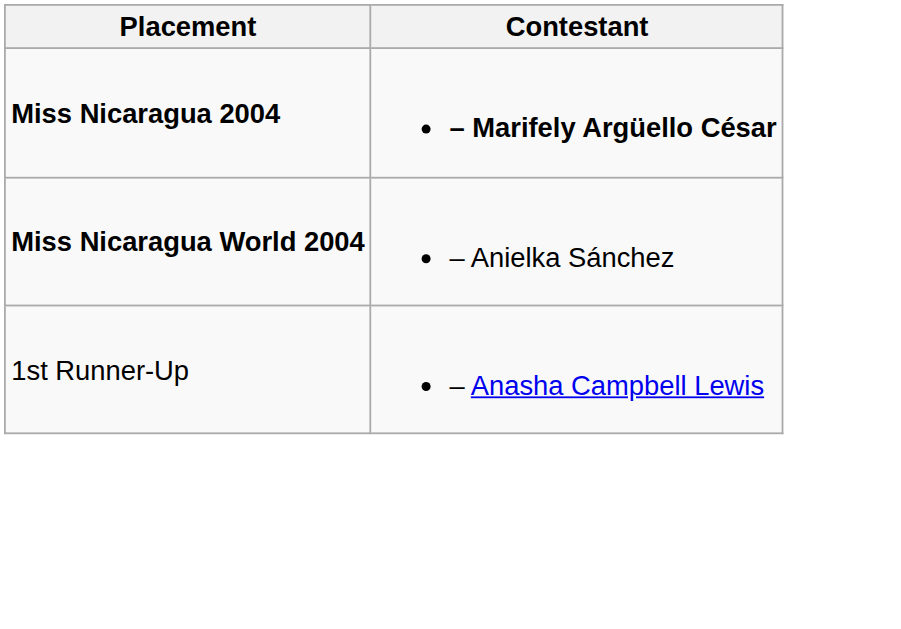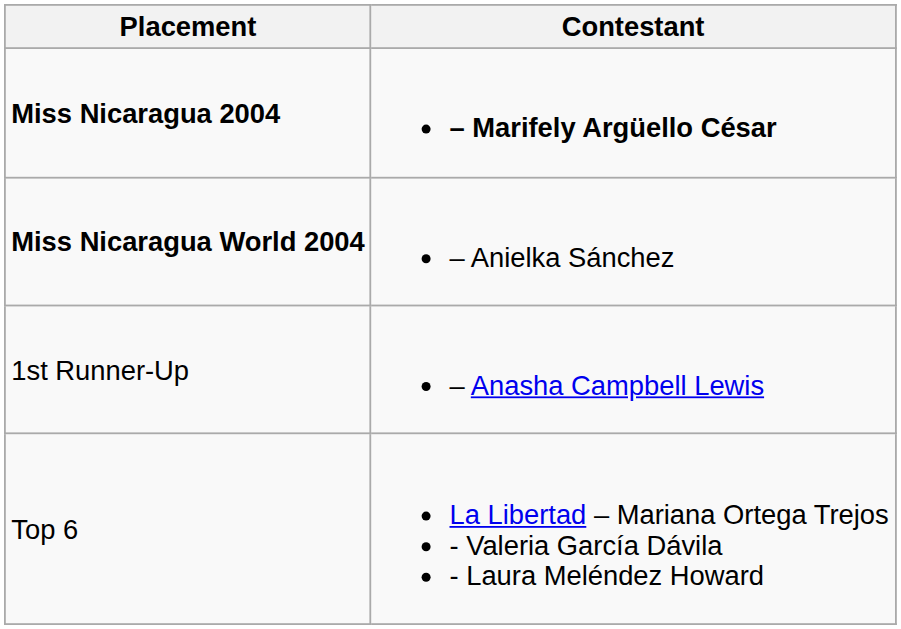+ row: (45, 529)
